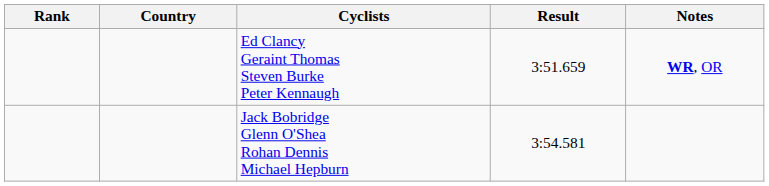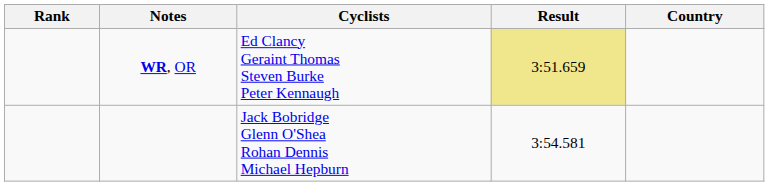columns swapped: (168, 16) <-> (695, 16)
(558, 66) no background -> (558, 66) khaki background
